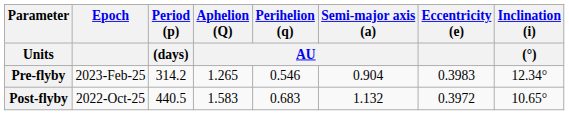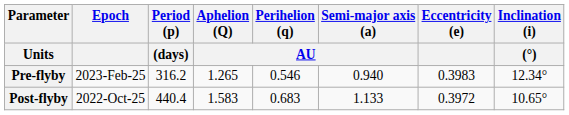(171, 76) 314.2 -> (171, 76) 316.2
(368, 76) 0.904 -> (368, 76) 0.940
(171, 99) 440.5 -> (171, 99) 440.4
(368, 99) 1.132 -> (368, 99) 1.133
